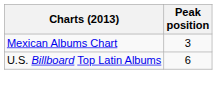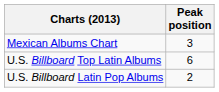+ row: (85, 78)
